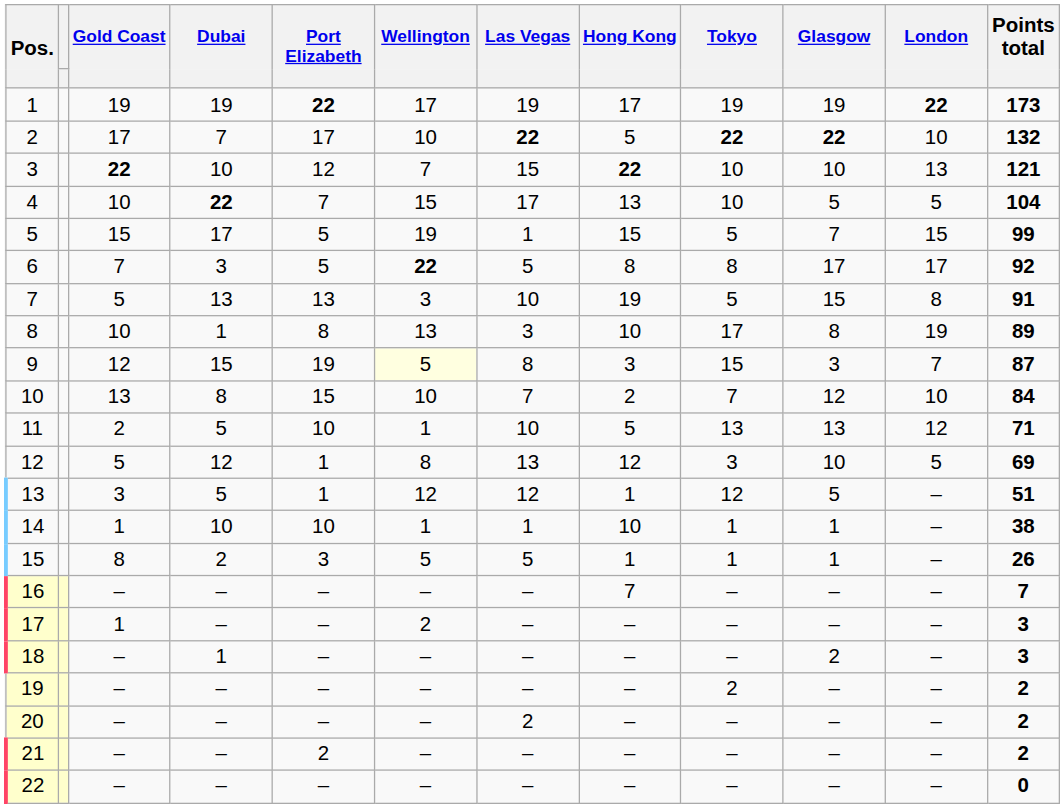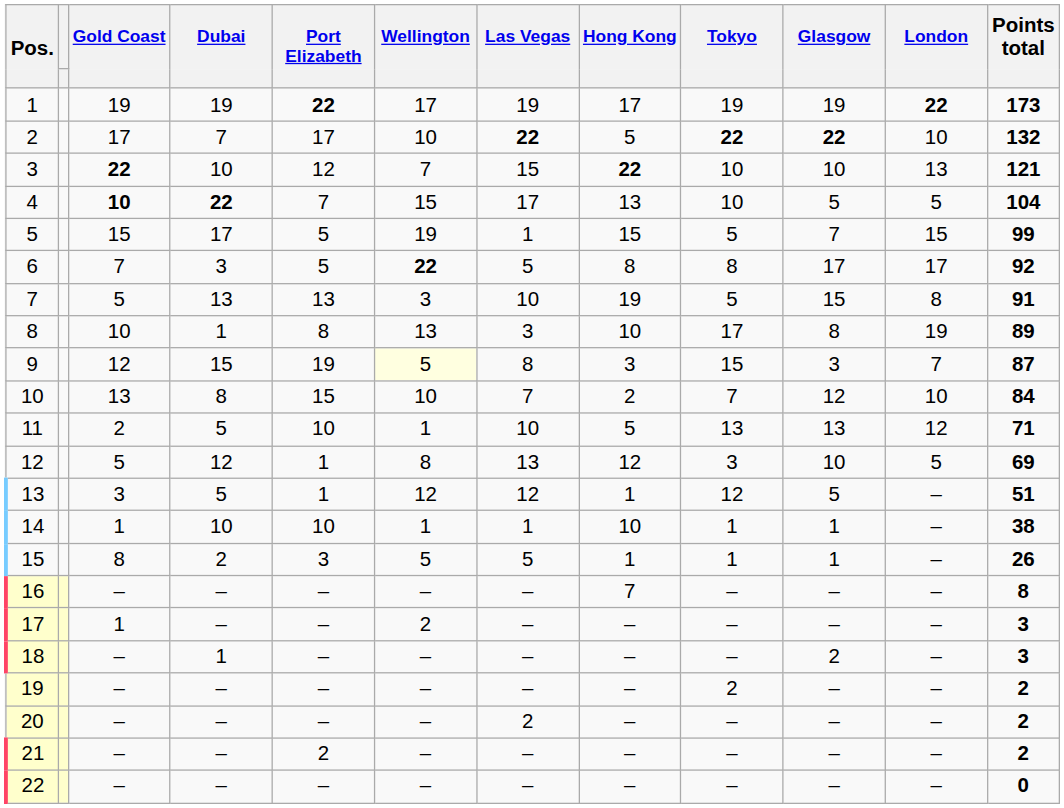(119, 201) normal -> (119, 201) bold
(1023, 591) 7 -> (1023, 591) 8
